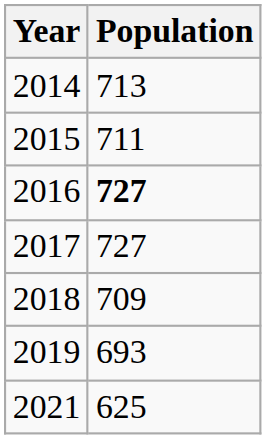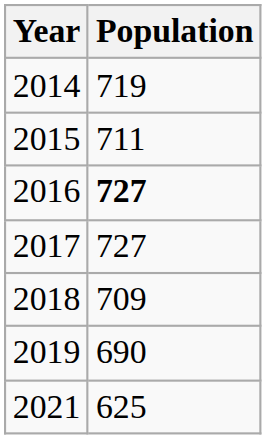(121, 84) 713 -> (121, 84) 719
(121, 352) 693 -> (121, 352) 690
